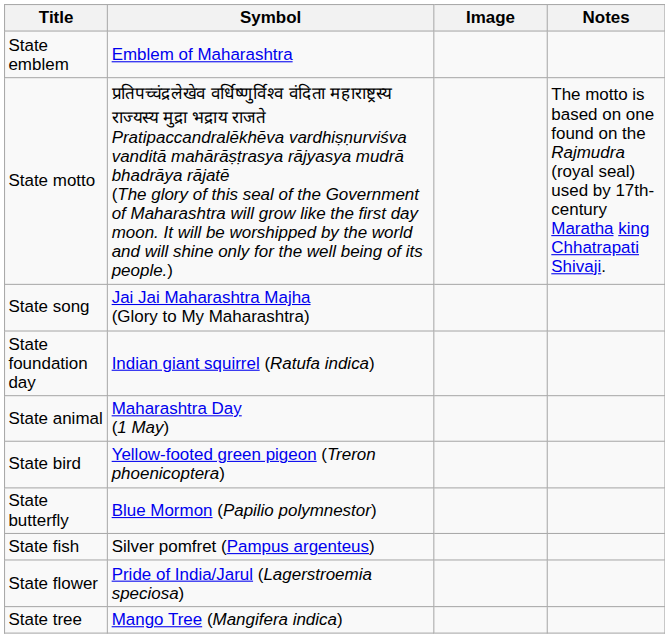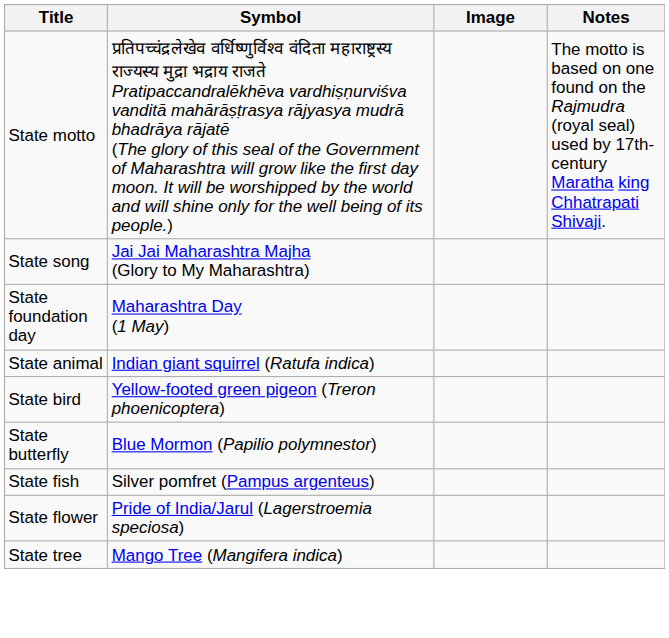- row: (39, 54)
(243, 362) Indian giant squirrel (Ratufa indica) -> (177, 317) Maharashtra Day (1 May)
(177, 418) Maharashtra Day (1 May) -> (243, 362) Indian giant squirrel (Ratufa indica)
